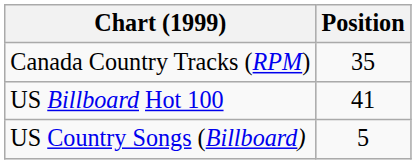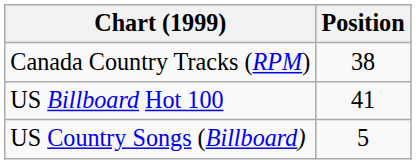(363, 61) 35 -> (363, 61) 38
